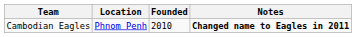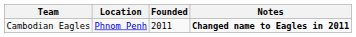(162, 26) 2010 -> (162, 26) 2011
